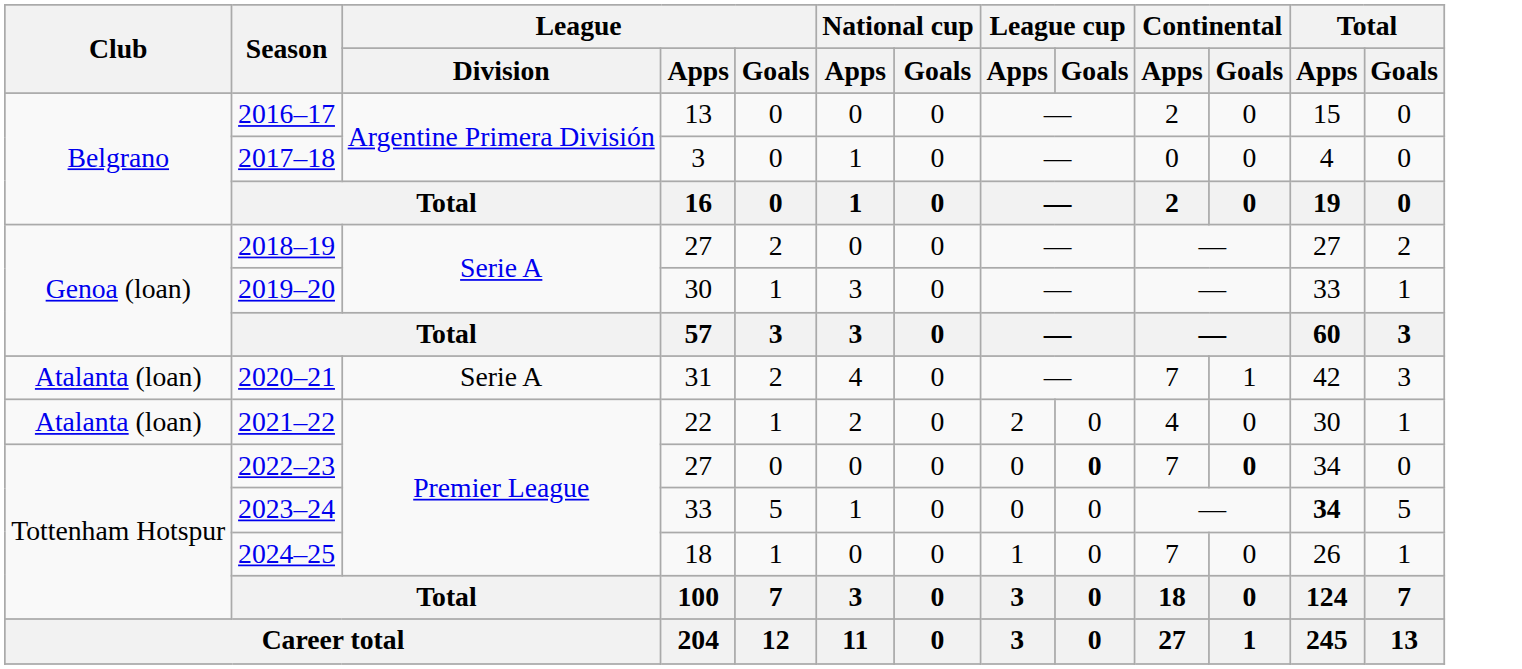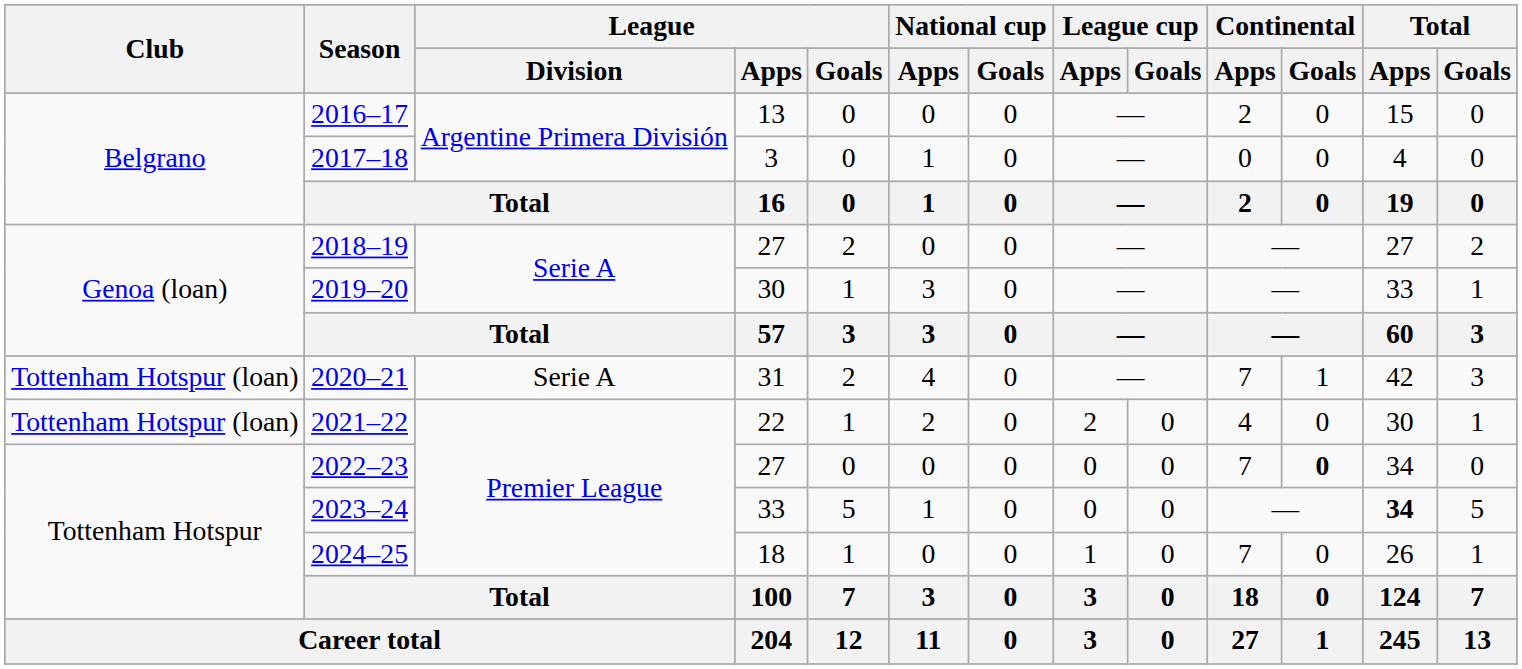(118, 377) Atalanta (loan) -> (155, 377) Tottenham Hotspur (loan)
(118, 421) Atalanta (loan) -> (155, 421) Tottenham Hotspur (loan)
(1095, 465) bold -> (1168, 465) normal
